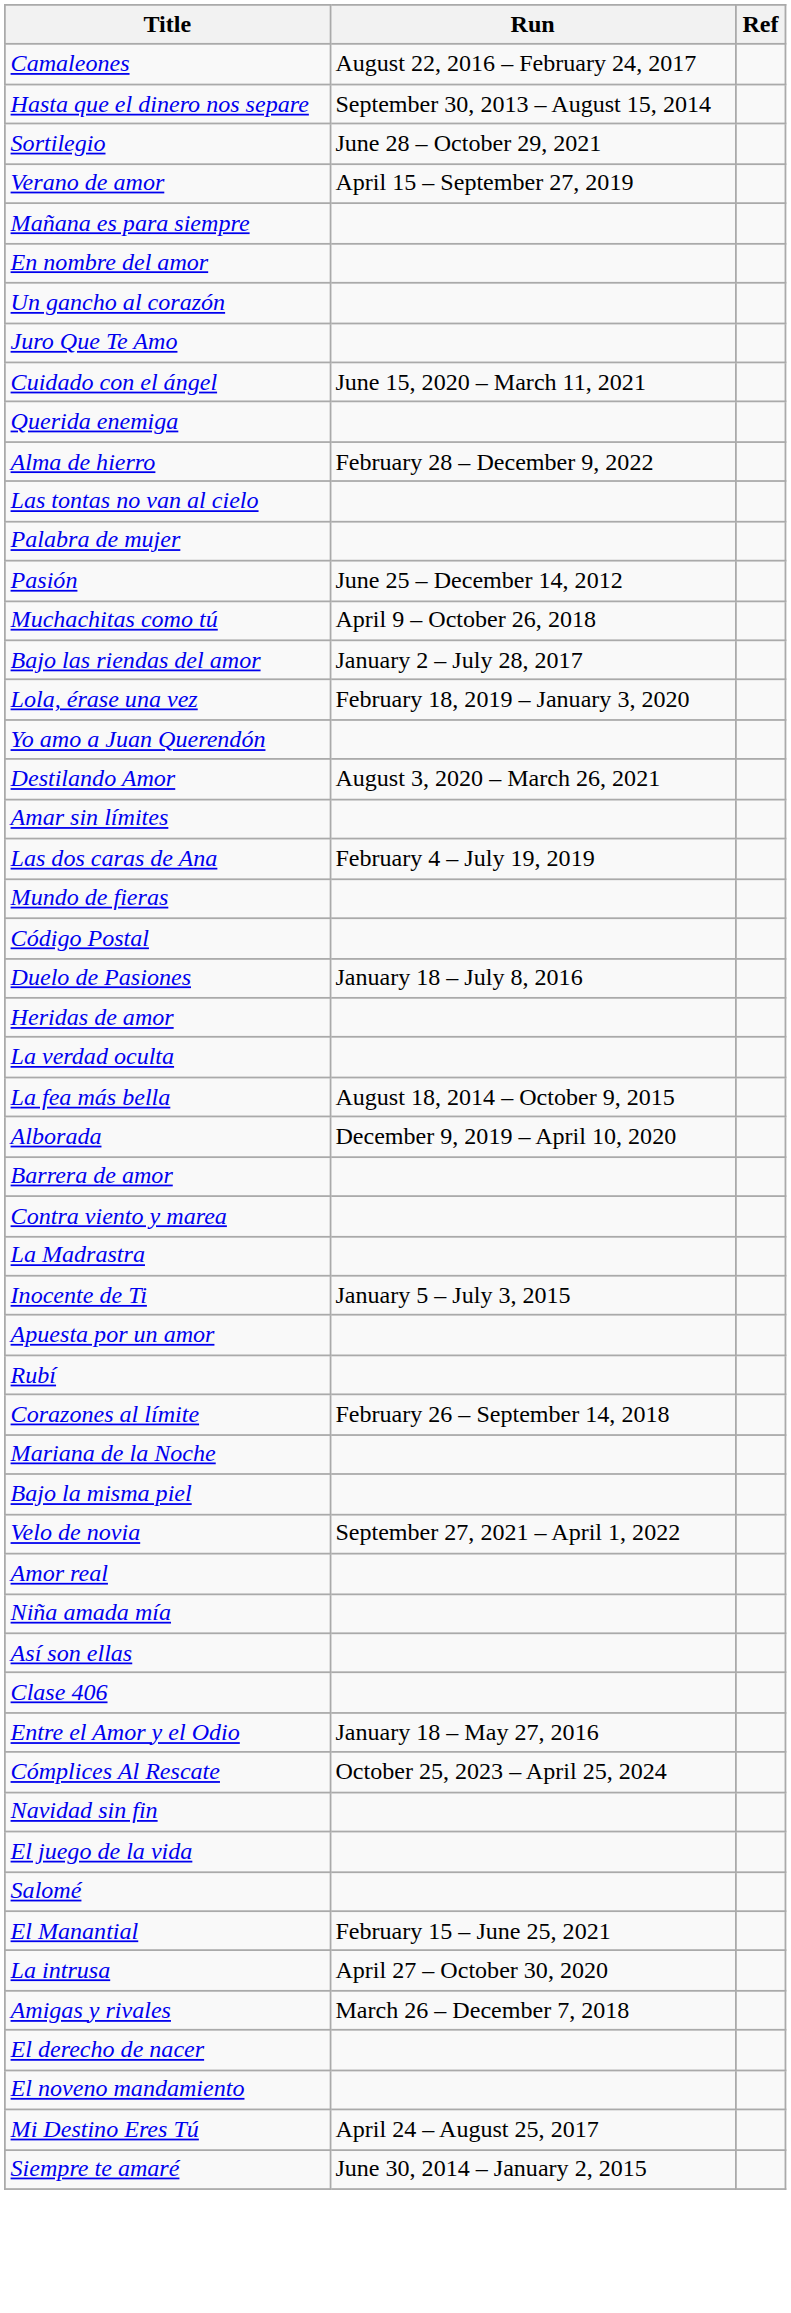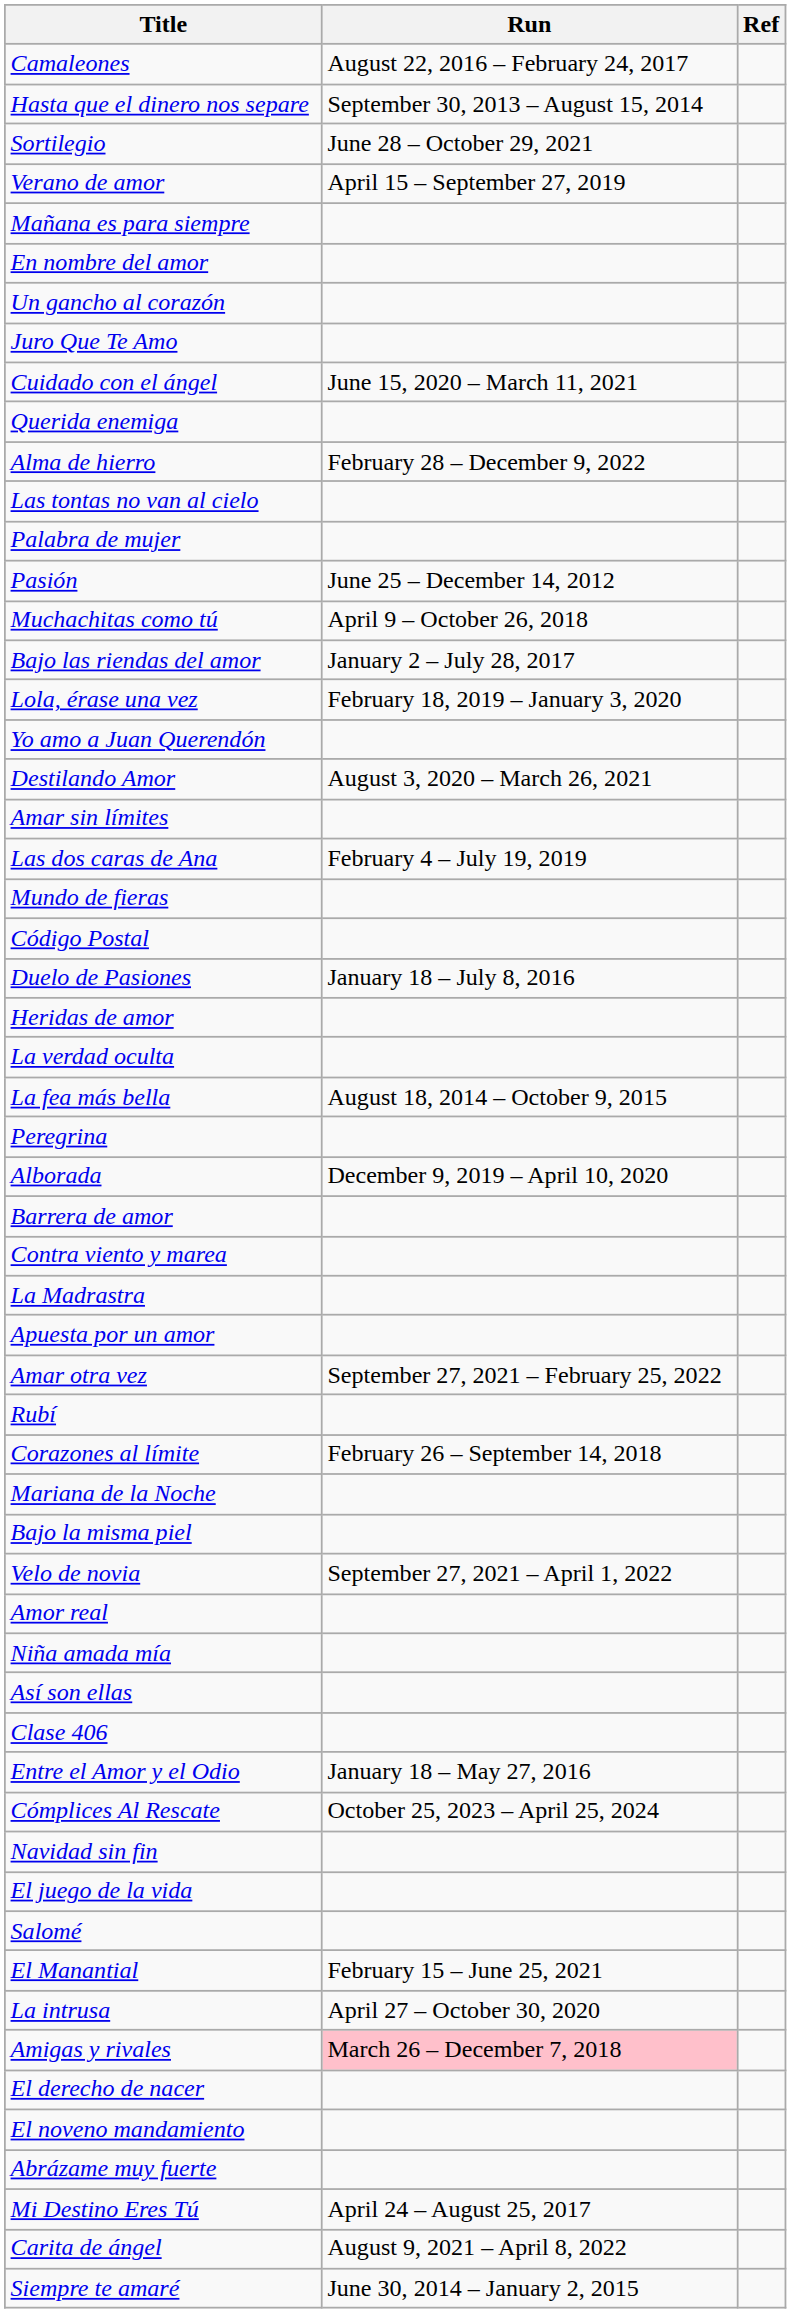+ row: (59, 1135)
- row: (79, 1294)
+ row: (79, 1374)
(482, 2009) no background -> (474, 2049) pink background
+ row: (113, 2168)
+ row: (86, 2247)
